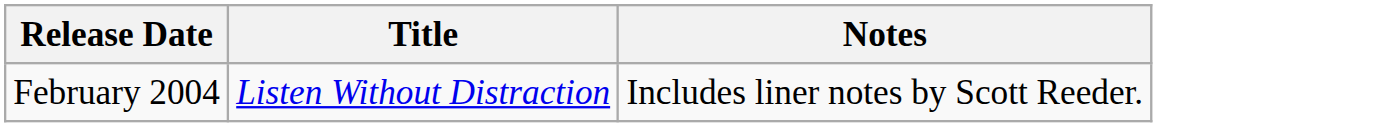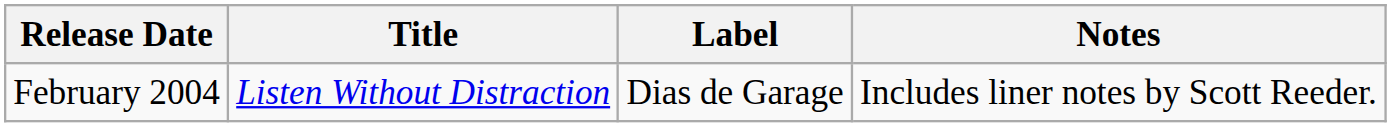+ column: (735, 33)
